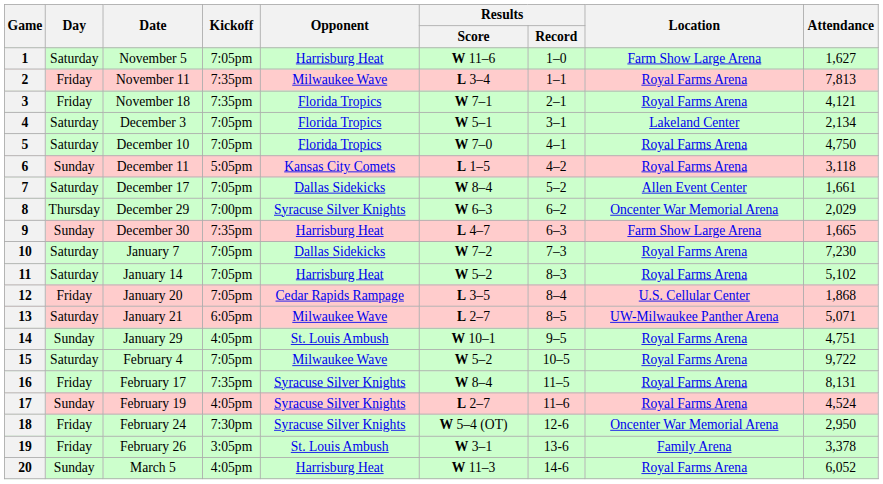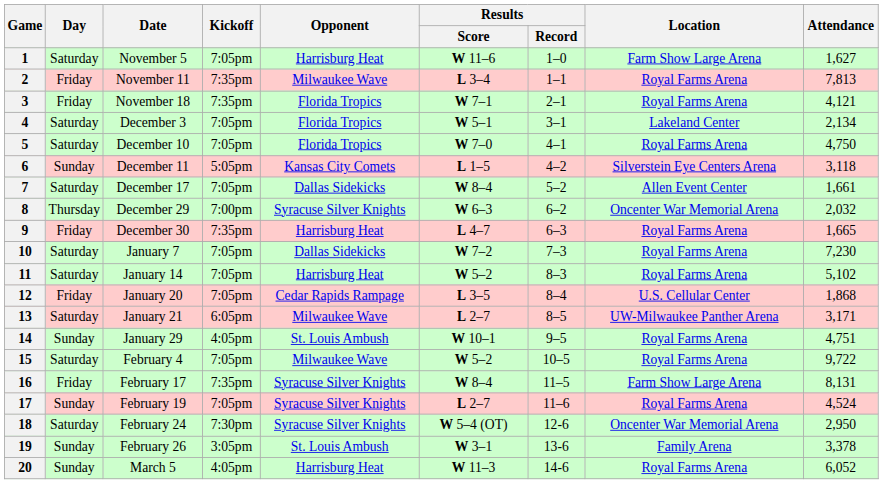(694, 166) Royal Farms Arena -> (694, 166) Silverstein Eye Centers Arena
(841, 209) 2,029 -> (841, 209) 2,032
(74, 230) Sunday -> (74, 230) Friday
(694, 230) Farm Show Large Arena -> (694, 230) Royal Farms Arena
(841, 317) 5,071 -> (841, 317) 3,171
(694, 381) Royal Farms Arena -> (694, 381) Farm Show Large Arena
(231, 403) 4:05pm -> (231, 403) 7:05pm
(74, 425) Friday -> (74, 425) Saturday
(74, 446) Friday -> (74, 446) Sunday
